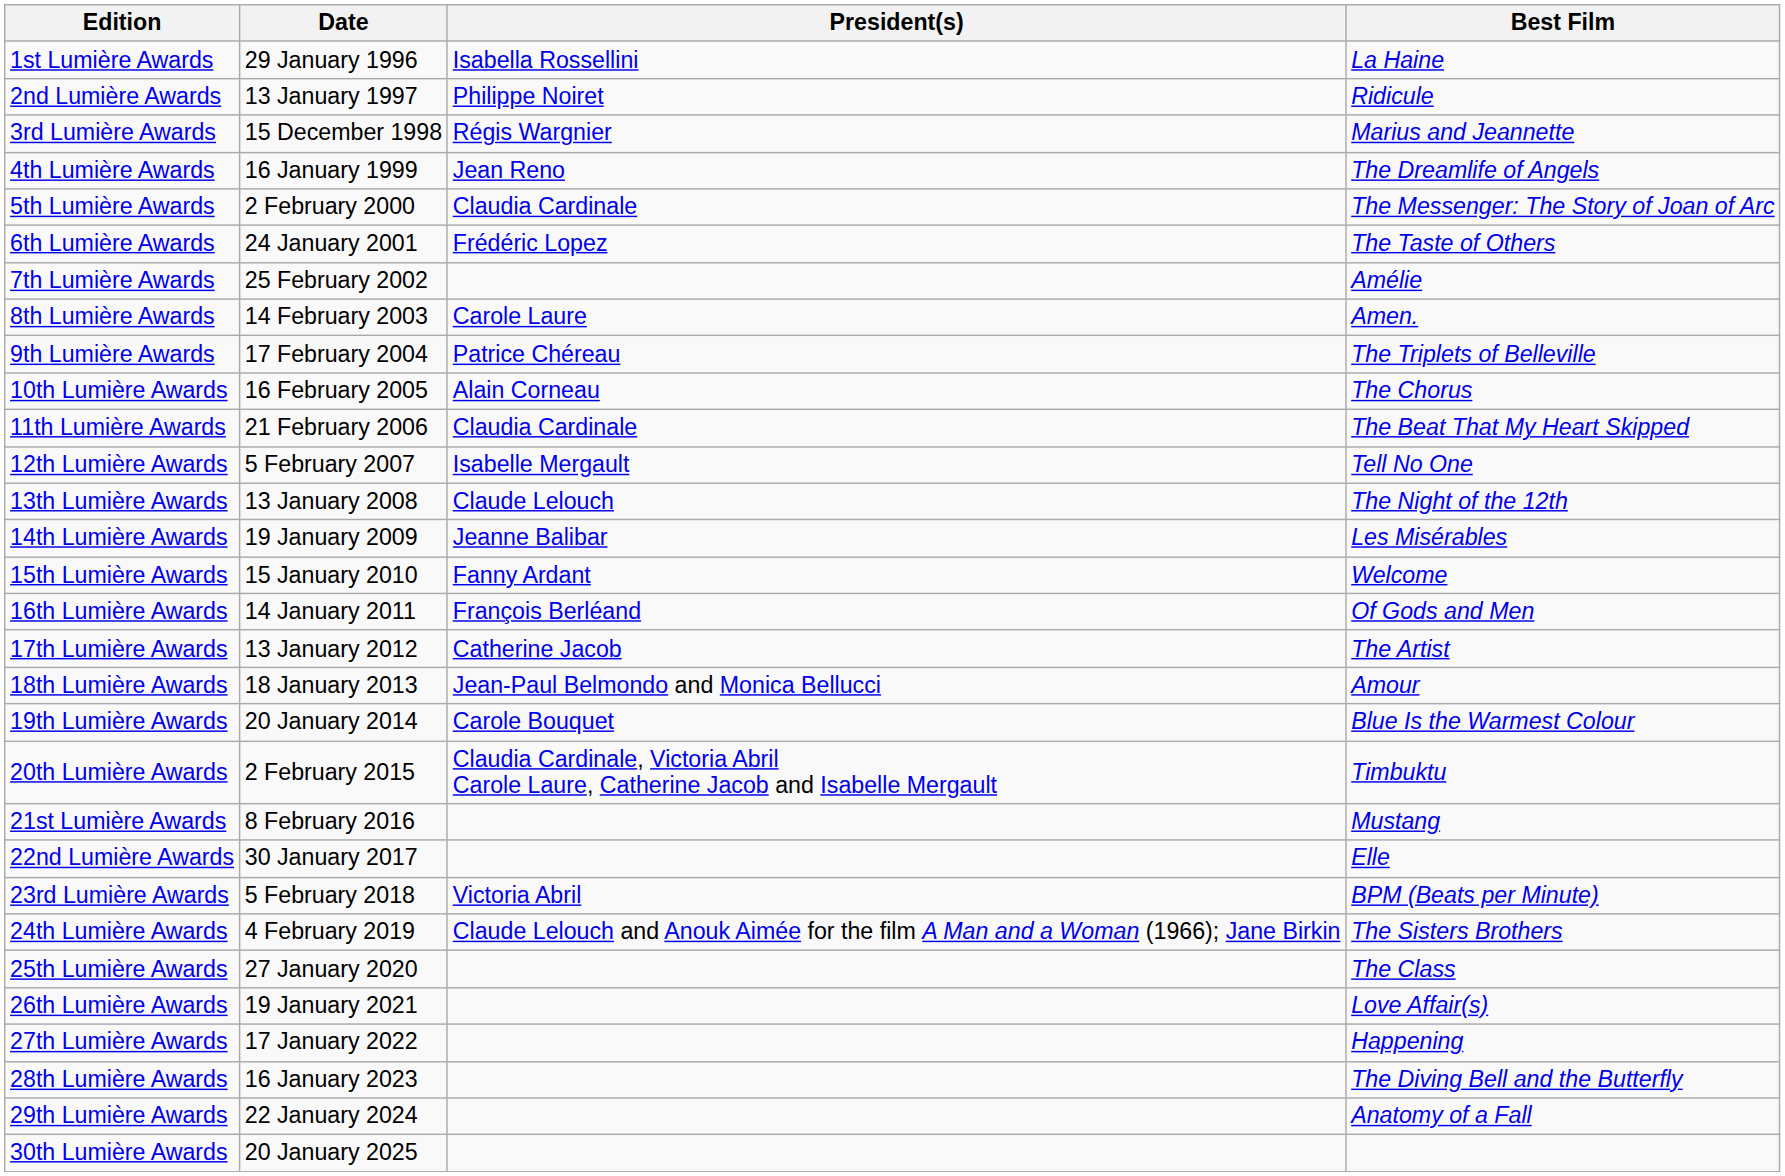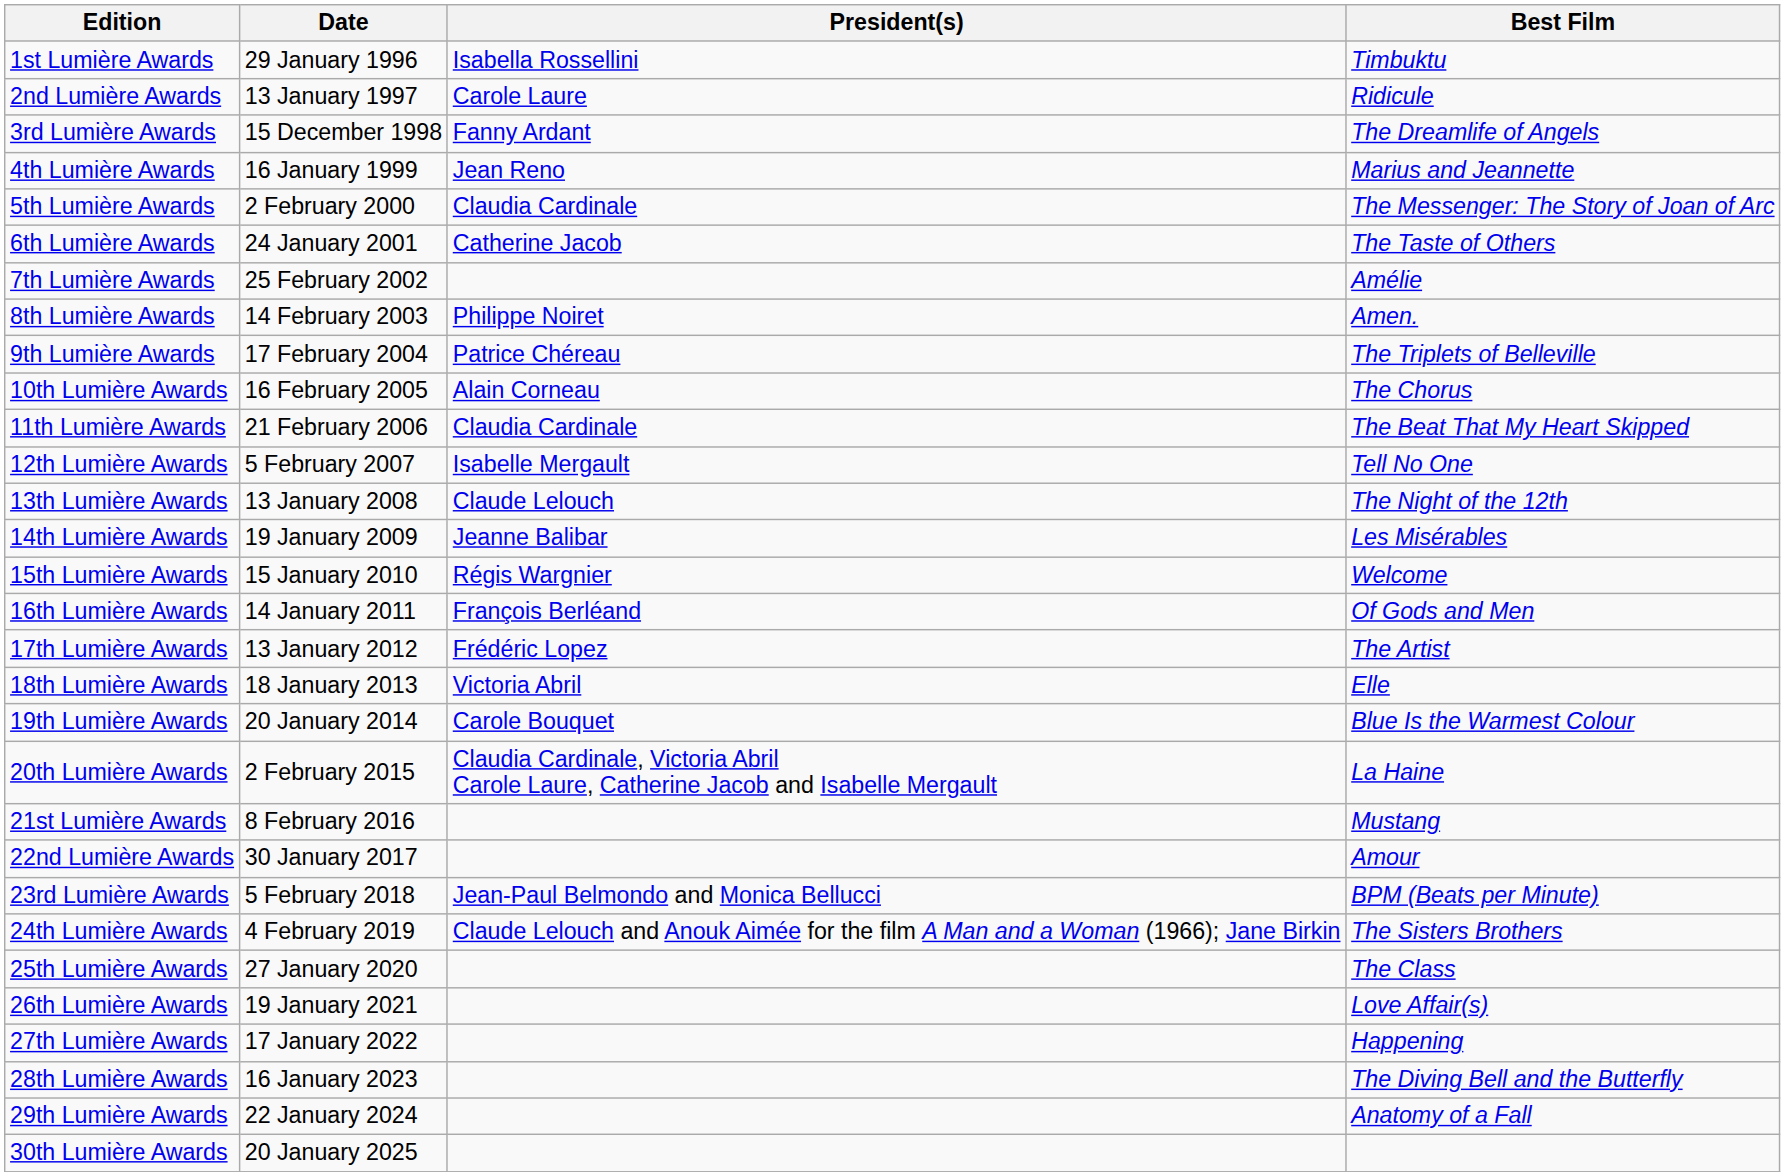(1398, 59) La Haine -> (1399, 59) Timbuktu
(528, 96) Philippe Noiret -> (520, 96) Carole Laure
(532, 133) Régis Wargnier -> (522, 133) Fanny Ardant
(1463, 133) Marius and Jeannette -> (1475, 133) The Dreamlife of Angels
(1475, 170) The Dreamlife of Angels -> (1463, 170) Marius and Jeannette
(530, 243) Frédéric Lopez -> (537, 243) Catherine Jacob
(520, 317) Carole Laure -> (528, 317) Philippe Noiret
(522, 574) Fanny Ardant -> (532, 574) Régis Wargnier
(537, 648) Catherine Jacob -> (530, 648) Frédéric Lopez
(667, 685) Jean-Paul Belmondo and Monica Bellucci -> (517, 685) Victoria Abril
(1385, 685) Amour -> (1371, 685) Elle
(1399, 771) Timbuktu -> (1398, 771) La Haine
(1371, 858) Elle -> (1385, 858) Amour
(517, 895) Victoria Abril -> (667, 895) Jean-Paul Belmondo and Monica Bellucci
